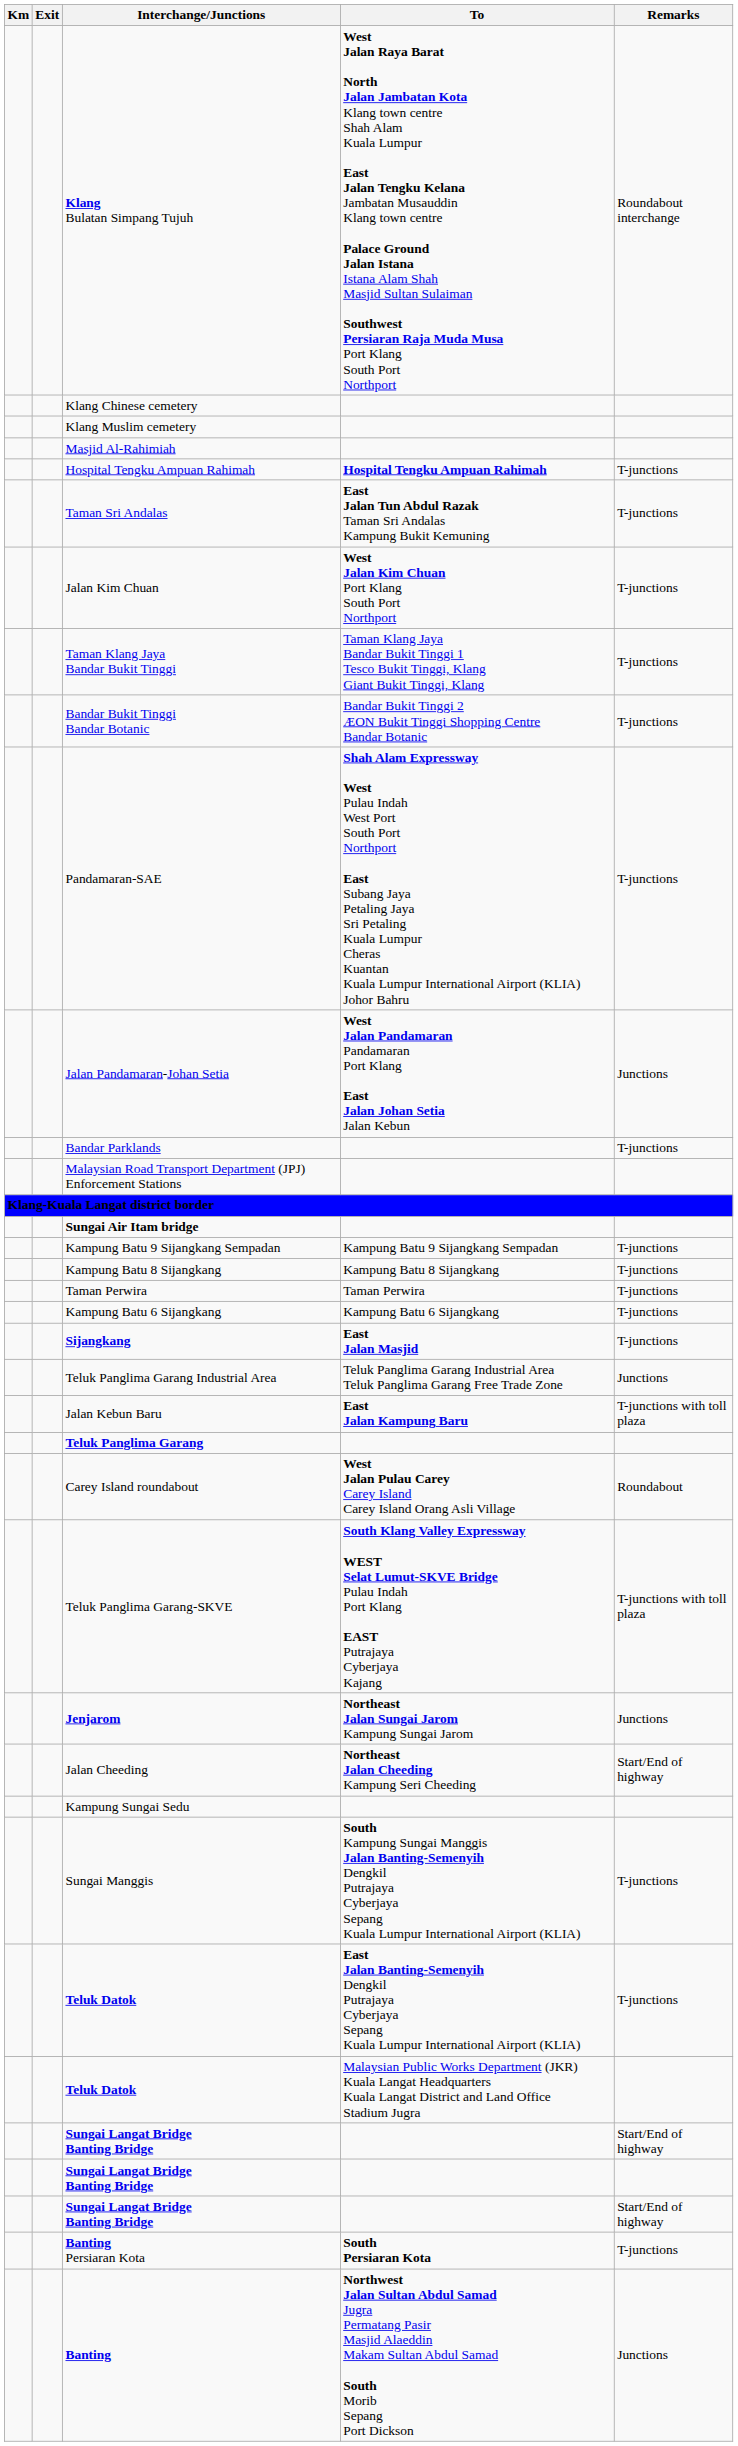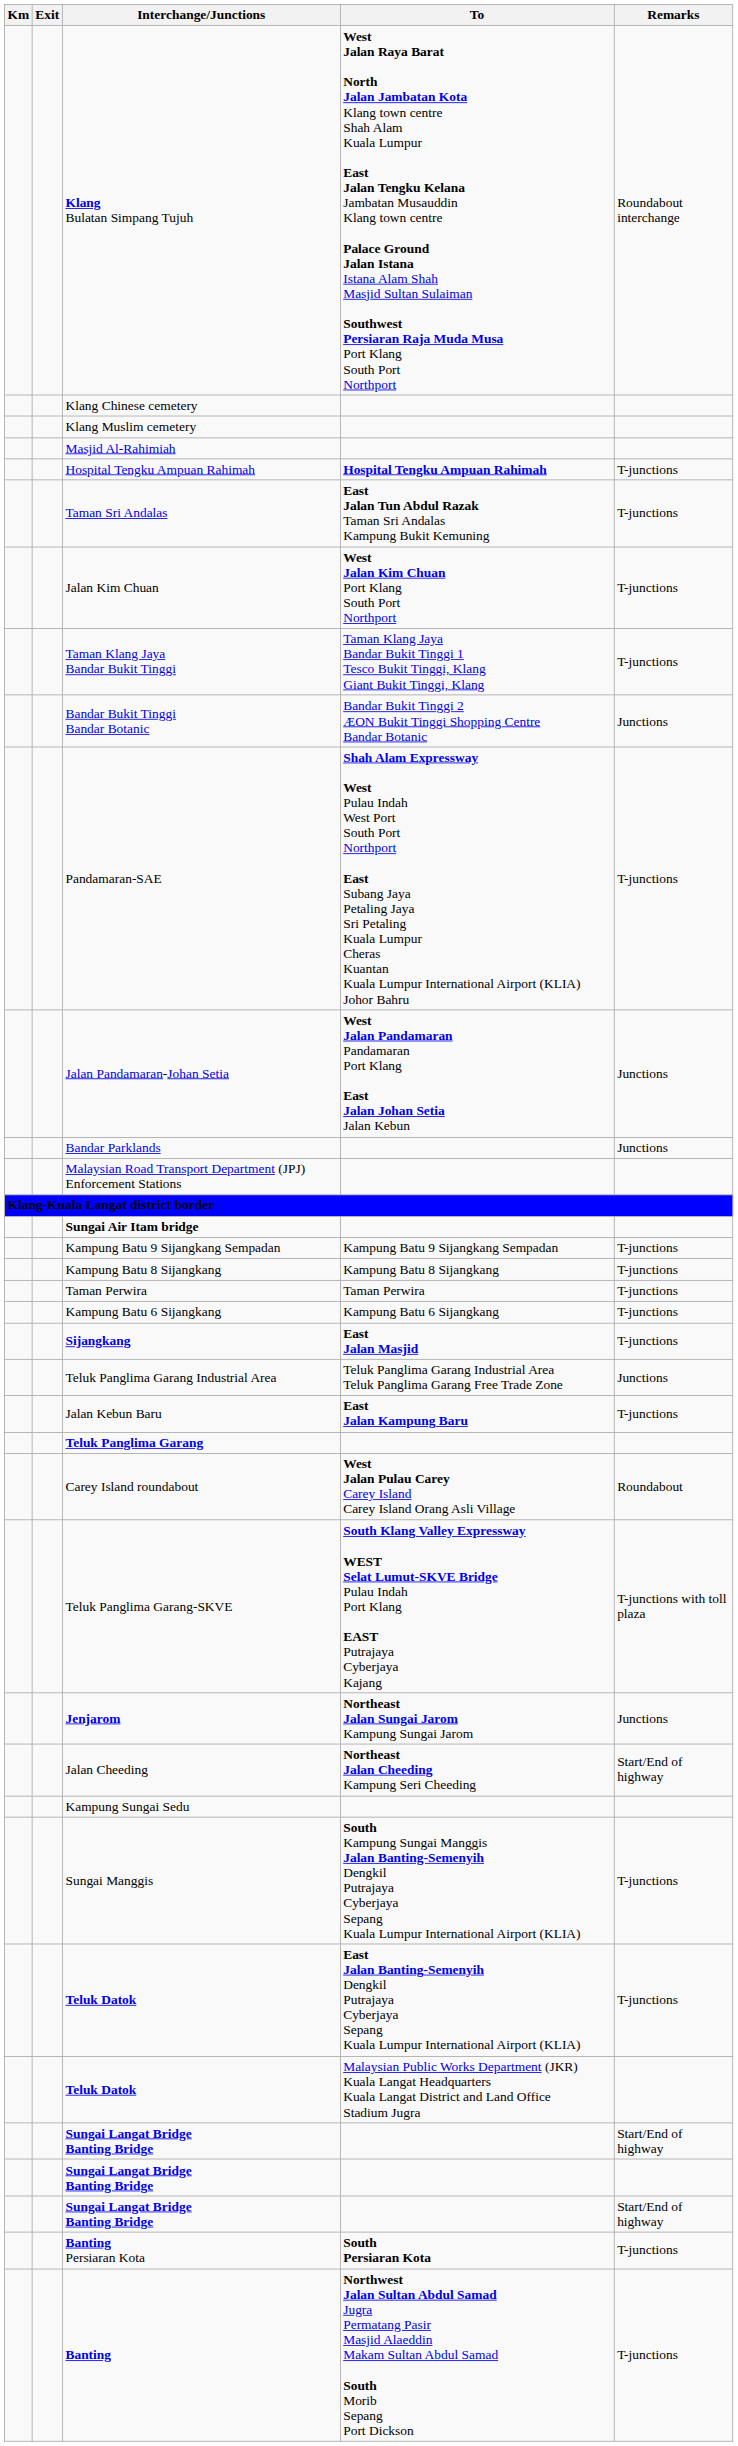(648, 721) T-junctions -> (643, 721) Junctions
(648, 1147) T-junctions -> (643, 1147) Junctions
(672, 1413) T-junctions with toll plaza -> (648, 1413) T-junctions
(643, 2354) Junctions -> (648, 2354) T-junctions
